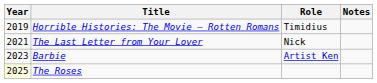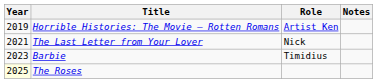(306, 27) Timidius -> (311, 27) Artist Ken
(311, 56) Artist Ken -> (306, 56) Timidius
